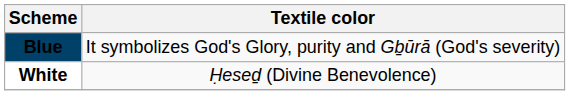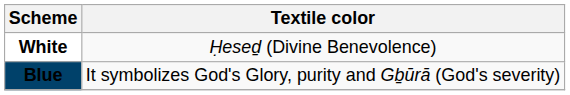rows swapped: (43, 75) <-> (43, 47)
